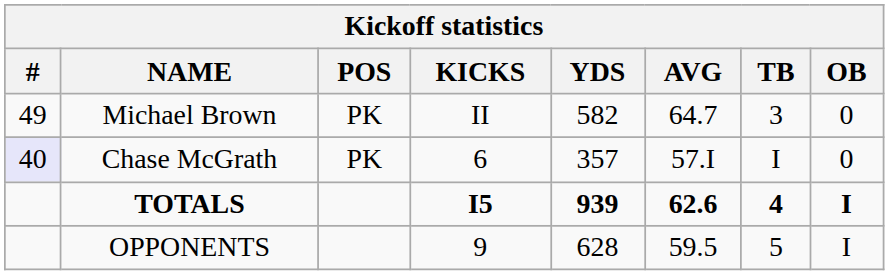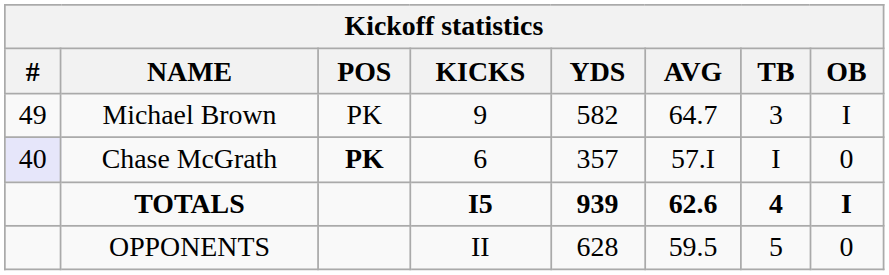(480, 114) II -> (480, 114) 9
(846, 114) 0 -> (846, 114) I
(364, 159) normal -> (364, 159) bold
(480, 247) 9 -> (480, 247) II
(846, 247) I -> (846, 247) 0
